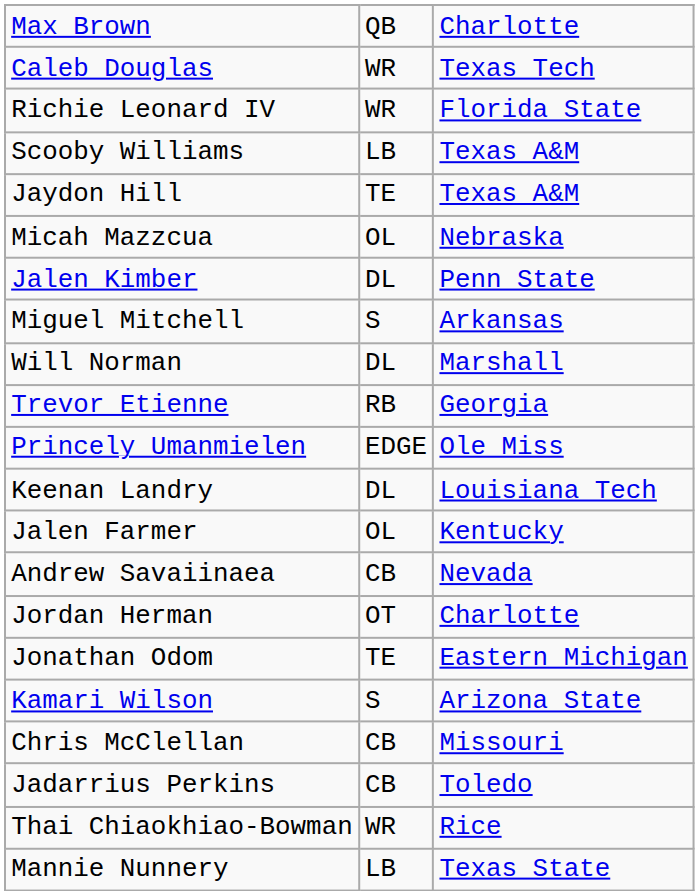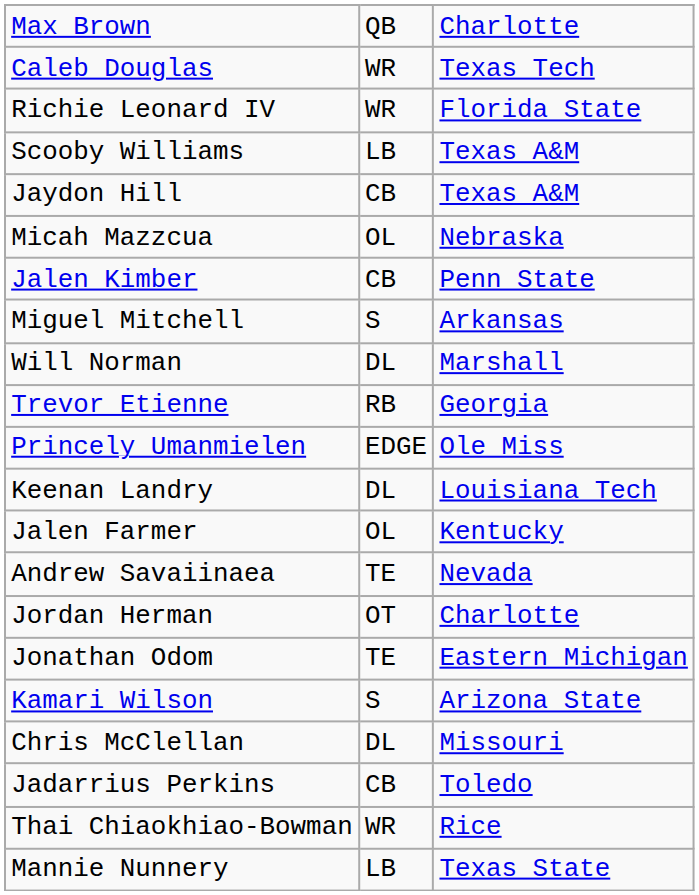(381, 195) TE -> (381, 195) CB
(381, 279) DL -> (381, 279) CB
(381, 574) CB -> (381, 574) TE
(381, 743) CB -> (381, 743) DL
